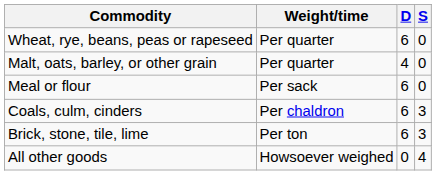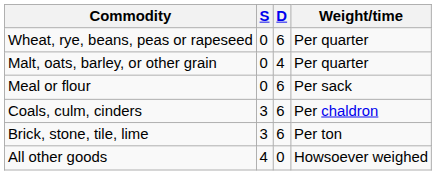columns swapped: (423, 16) <-> (327, 16)
